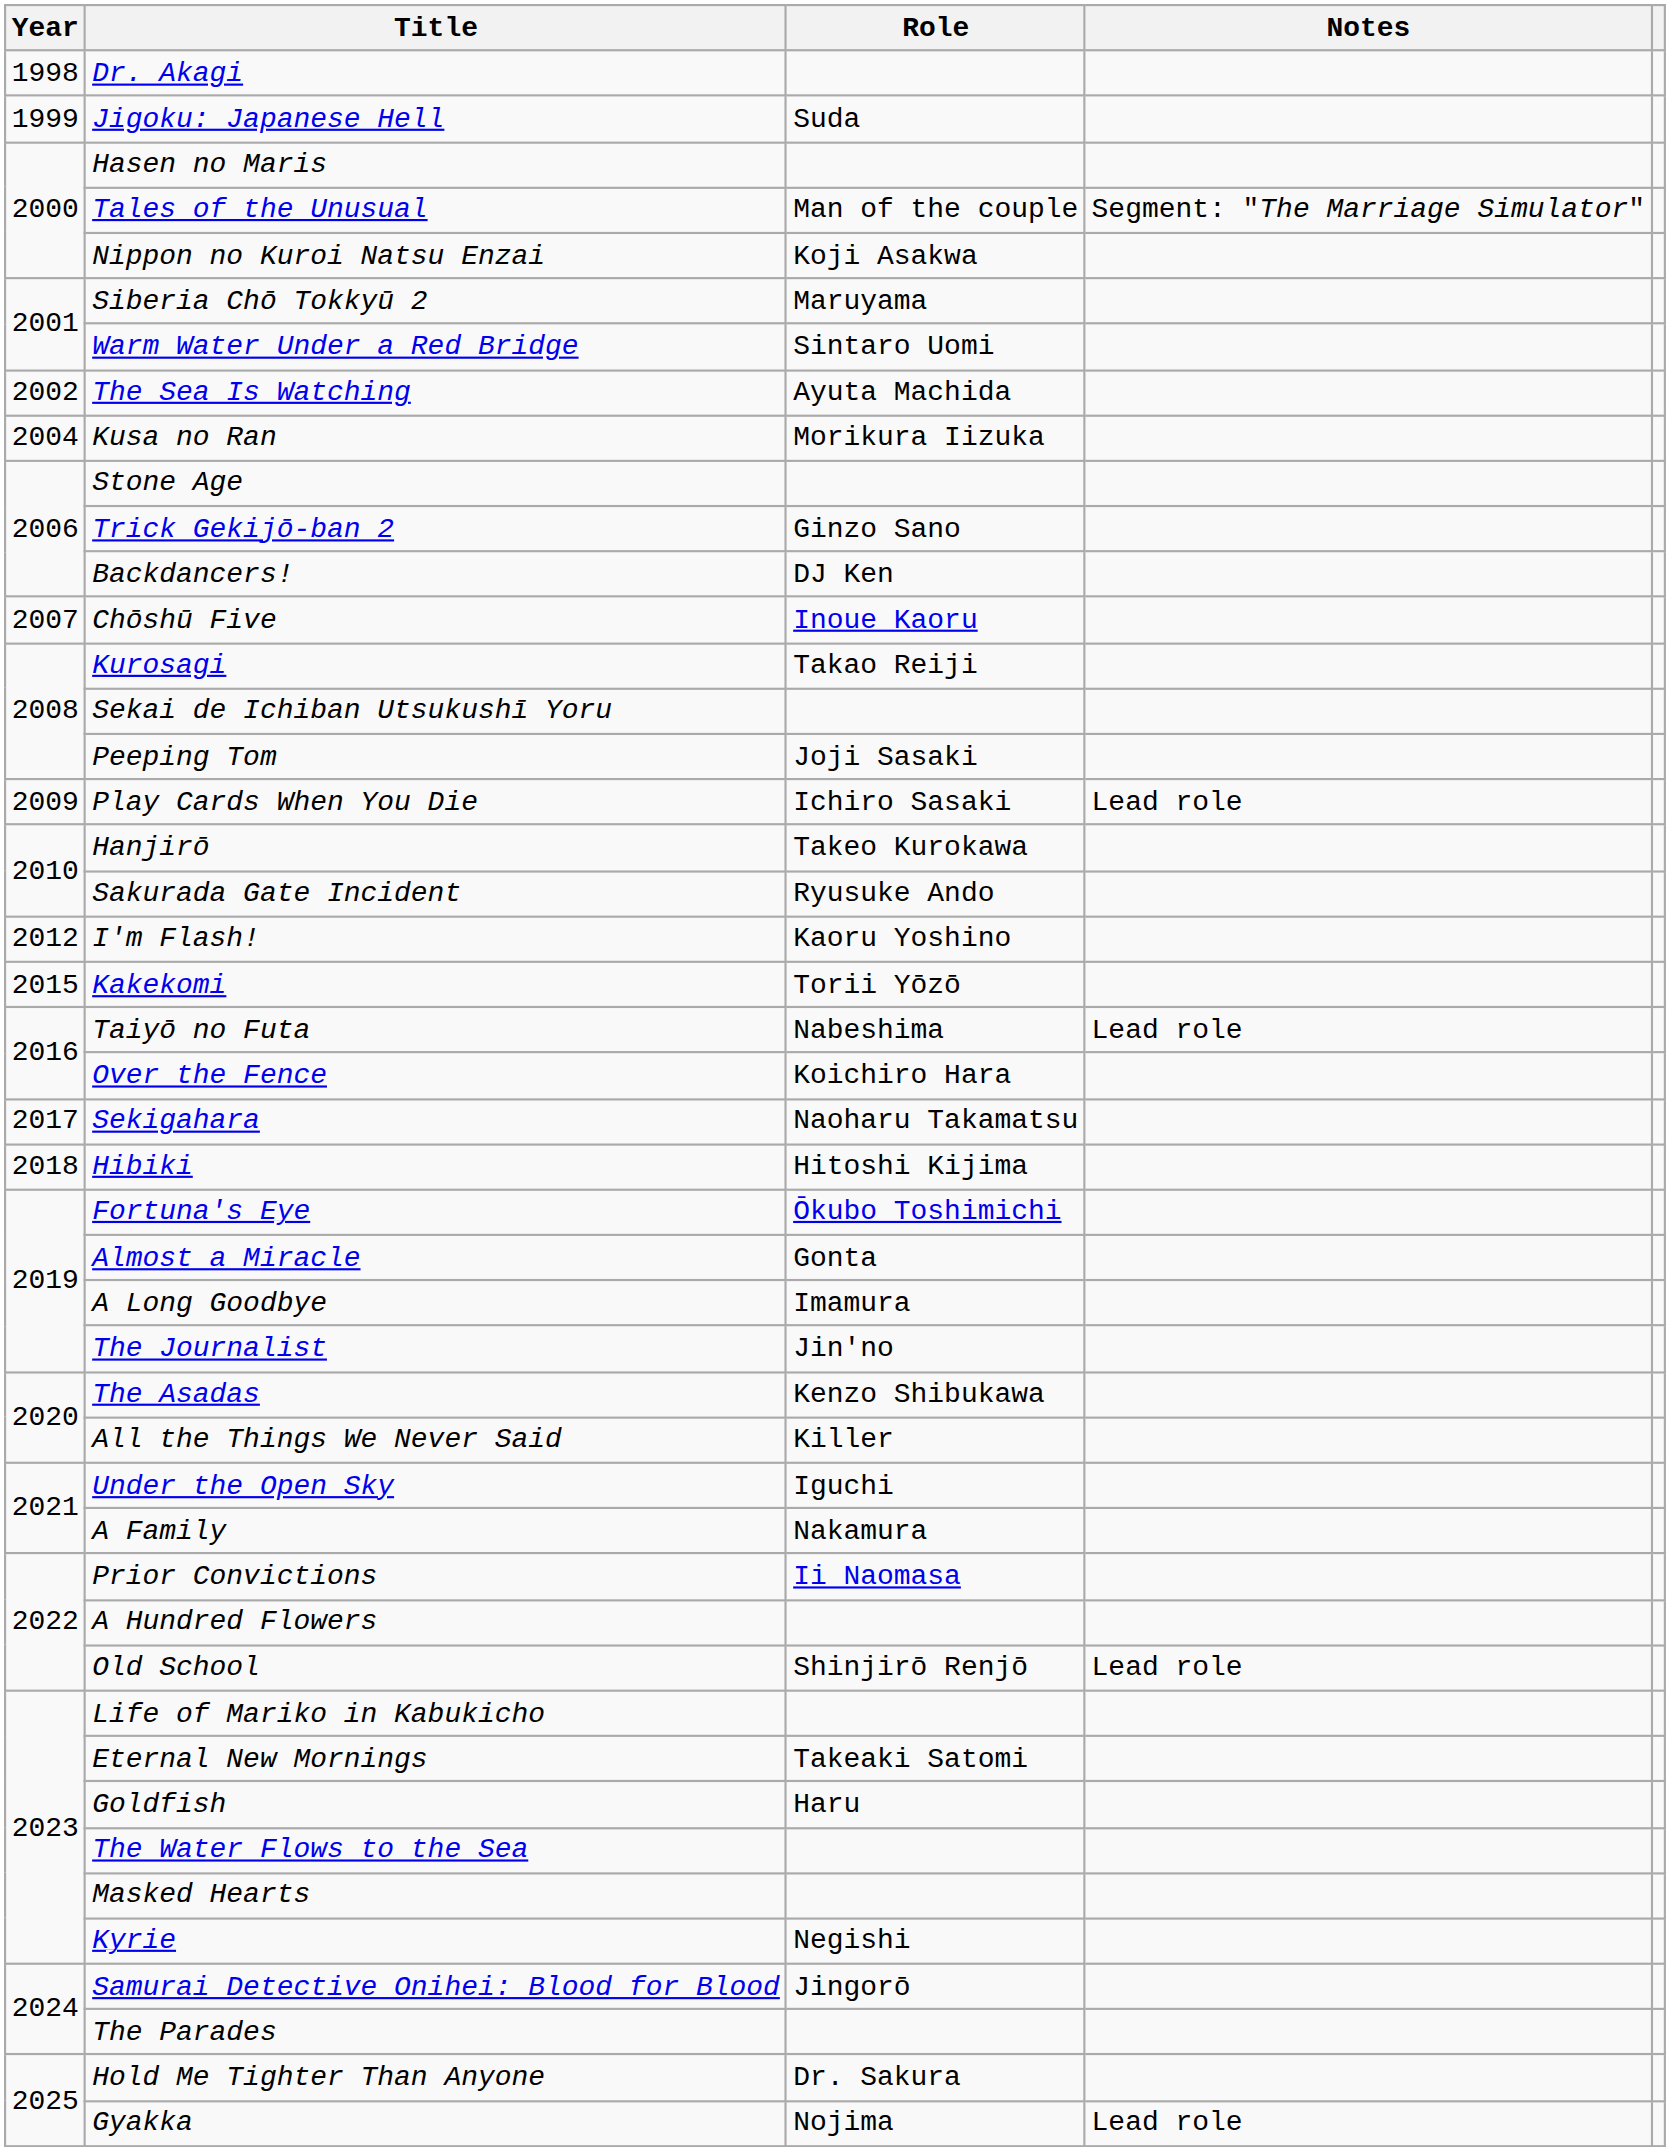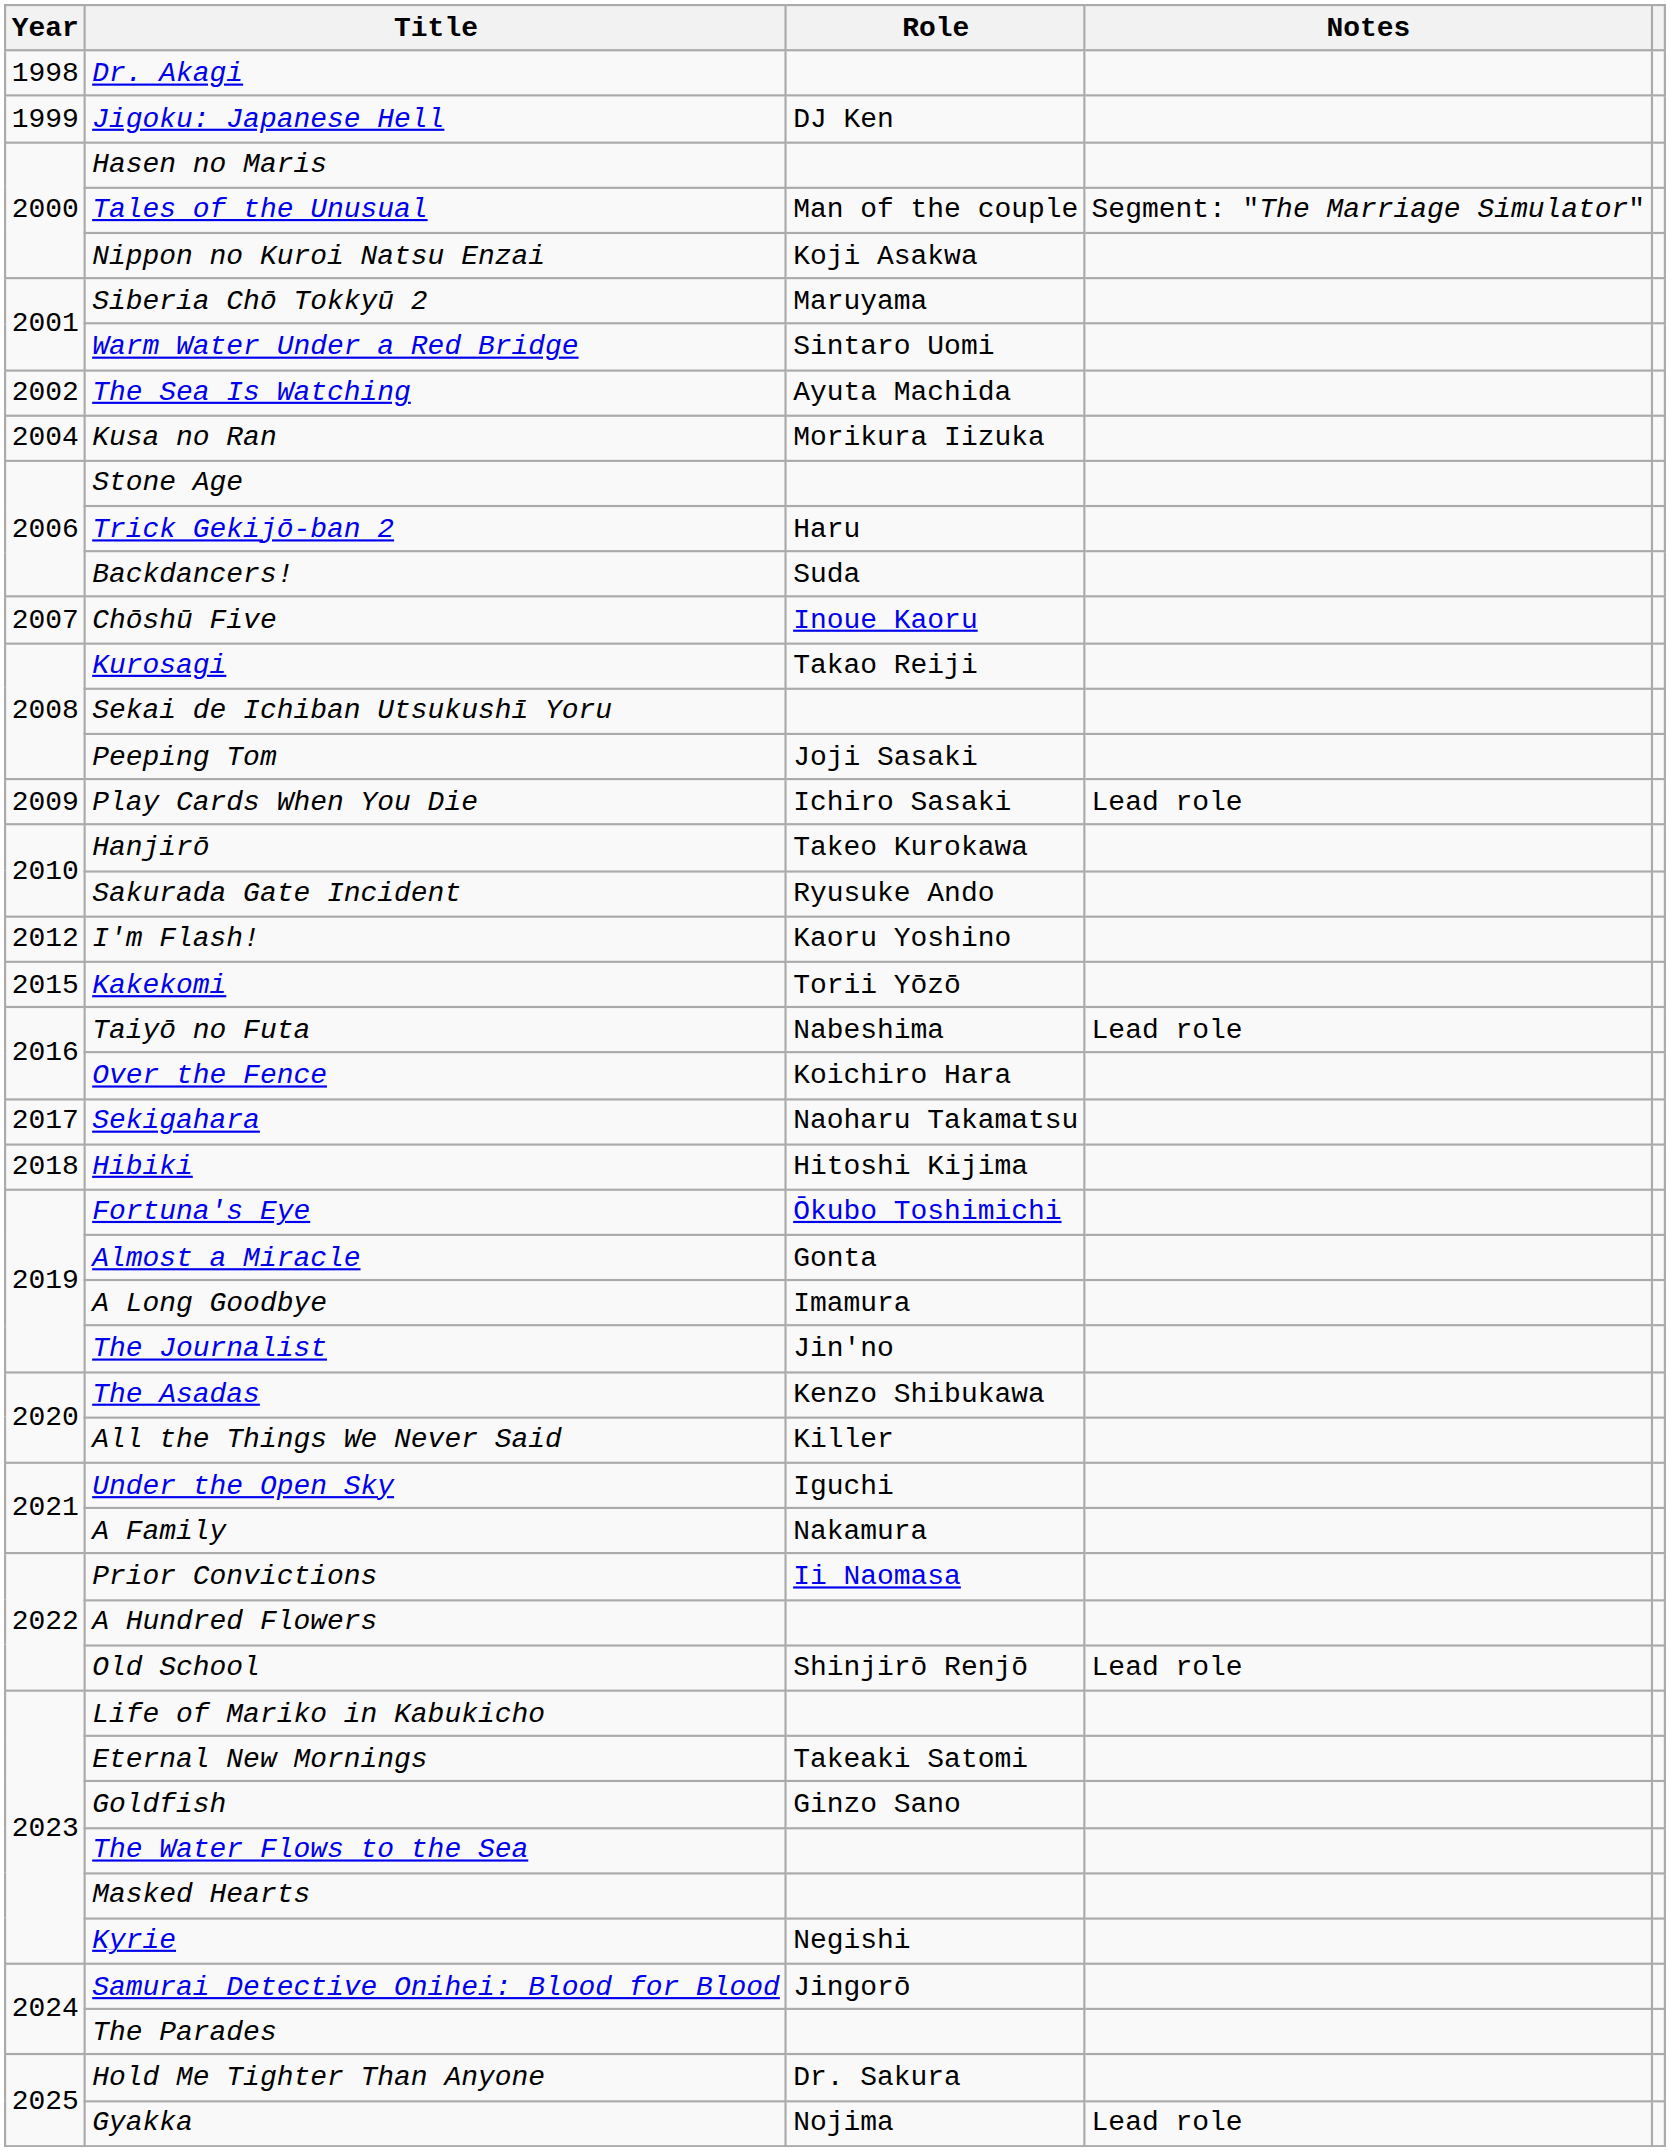(827, 119) Suda -> (843, 119) DJ Ken
(877, 529) Ginzo Sano -> (827, 529) Haru
(843, 574) DJ Ken -> (827, 574) Suda
(827, 1804) Haru -> (877, 1804) Ginzo Sano
